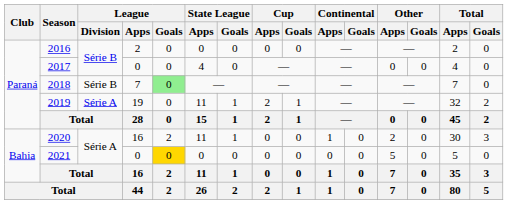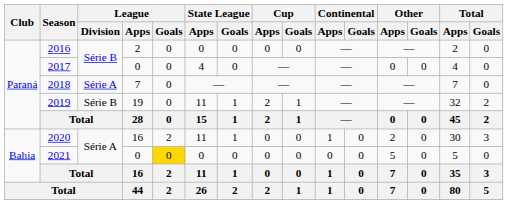(100, 84) Série B -> (100, 84) Série A
(169, 84) lightgreen background -> (169, 84) no background
(100, 102) Série A -> (100, 102) Série B
